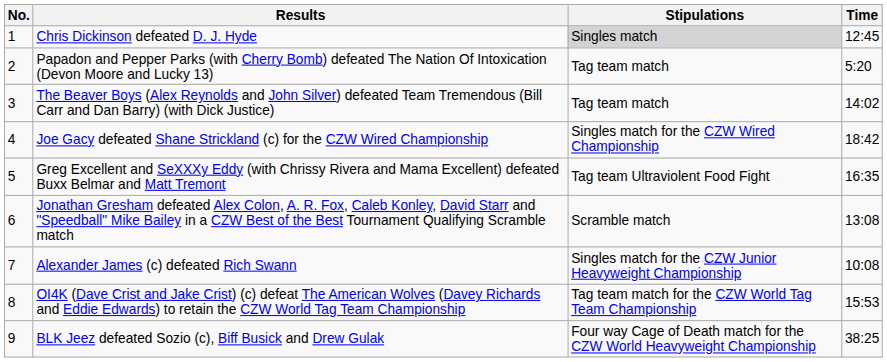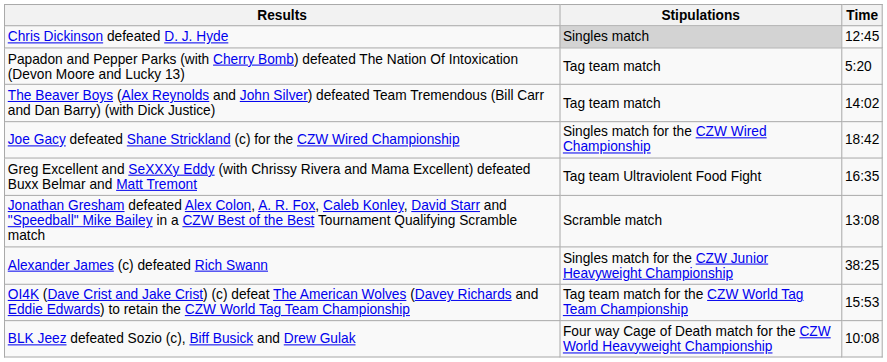- column: (19, 15)
(862, 265) 10:08 -> (862, 265) 38:25
(862, 339) 38:25 -> (862, 339) 10:08
